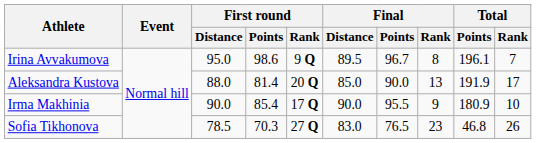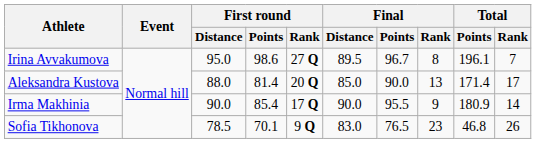(305, 60) 9 Q -> (305, 60) 27 Q
(474, 82) 191.9 -> (474, 82) 171.4
(513, 105) 10 -> (513, 105) 14
(266, 127) 70.3 -> (266, 127) 70.1
(305, 127) 27 Q -> (305, 127) 9 Q
